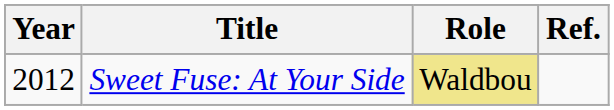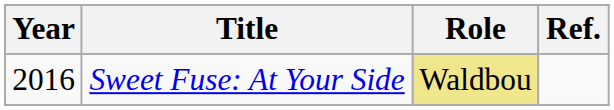(44, 79) 2012 -> (44, 79) 2016
